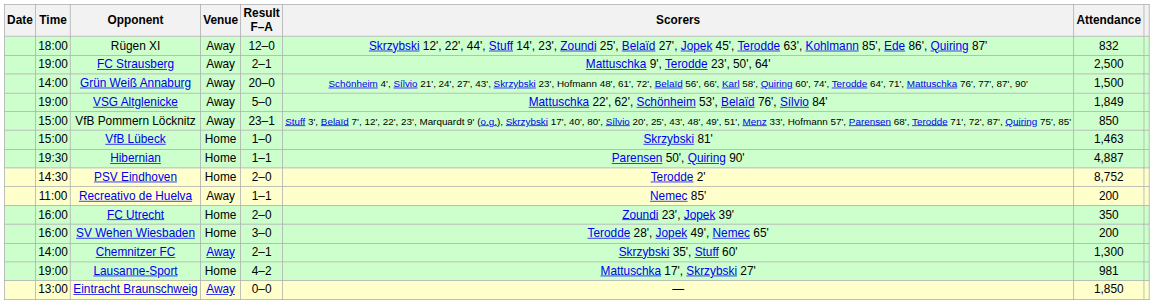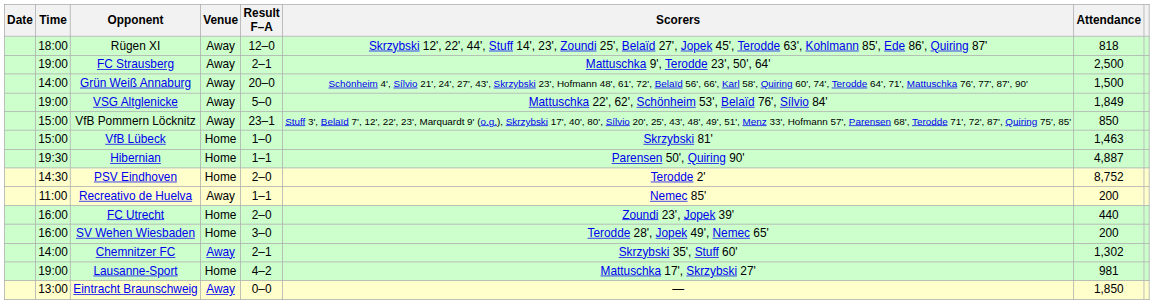(1109, 45) 832 -> (1109, 45) 818
(1109, 214) 350 -> (1109, 214) 440
(1109, 252) 1,300 -> (1109, 252) 1,302
